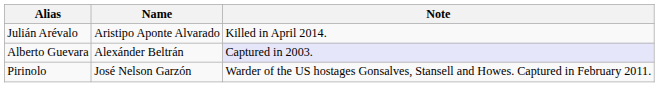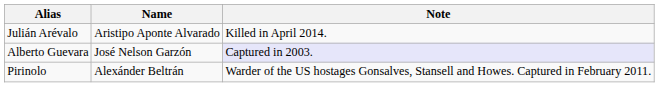(139, 52) Alexánder Beltrán -> (143, 52) José Nelson Garzón
(143, 71) José Nelson Garzón -> (139, 71) Alexánder Beltrán
